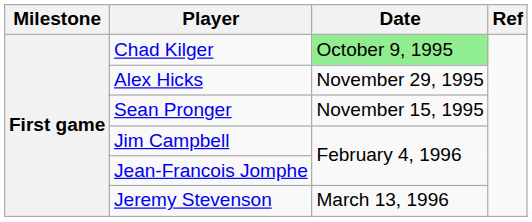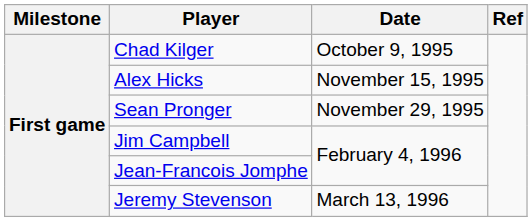(385, 49) lightgreen background -> (385, 49) no background
(400, 79) November 29, 1995 -> (400, 79) November 15, 1995
(400, 110) November 15, 1995 -> (400, 110) November 29, 1995
